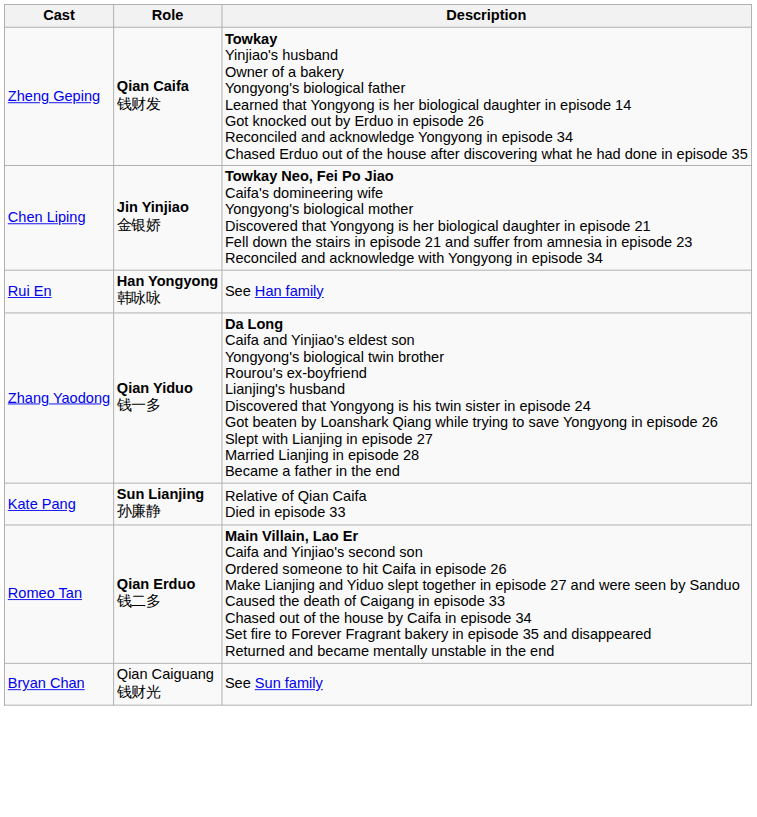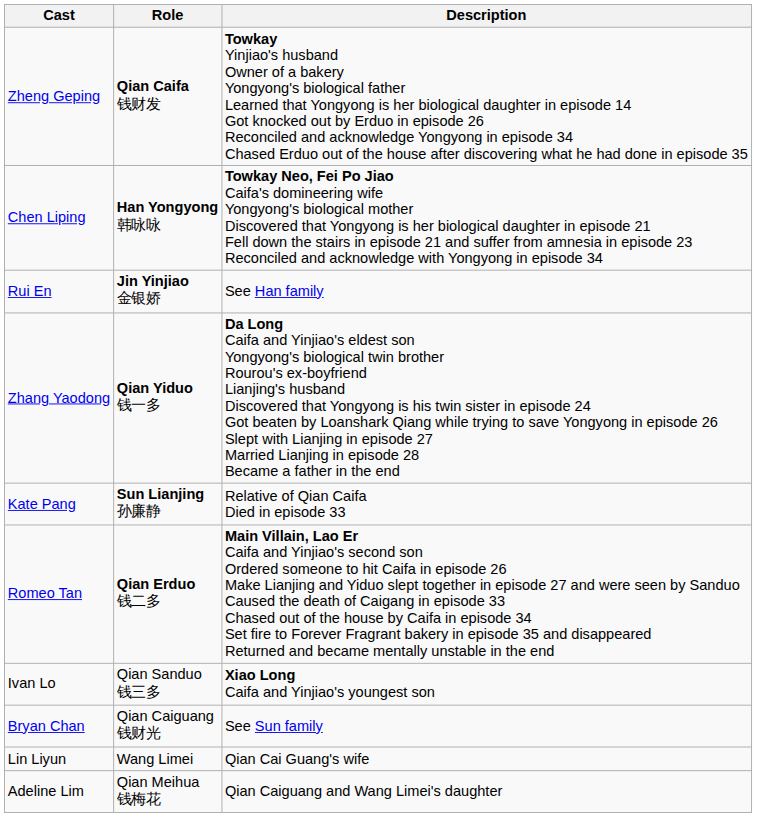(153, 216) Jin Yinjiao 金银娇 -> (168, 216) Han Yongyong 韩咏咏
(168, 290) Han Yongyong 韩咏咏 -> (153, 290) Jin Yinjiao 金银娇
+ row: (32, 684)
+ row: (37, 758)
+ row: (46, 791)
